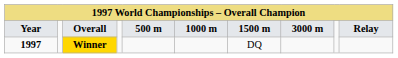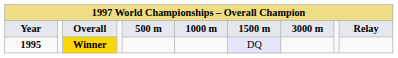(31, 45) 1997 -> (31, 45) 1995
(254, 45) no background -> (254, 45) lavender background
